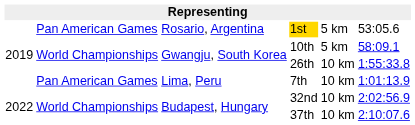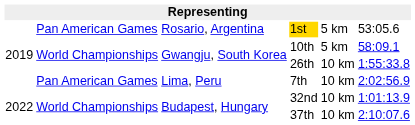(384, 81) 1:01:13.9 -> (384, 81) 2:02:56.9
(384, 98) 2:02:56.9 -> (384, 98) 1:01:13.9
